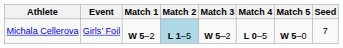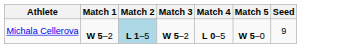- column: (101, 12)
(325, 31) 7 -> (284, 31) 9
